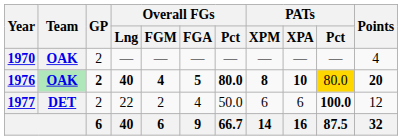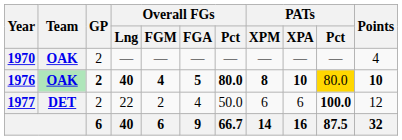(376, 80) 20 -> (376, 80) 10
